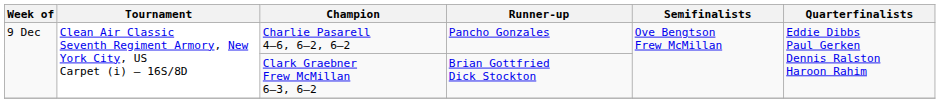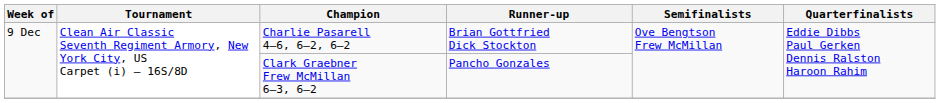(499, 32) Pancho Gonzales -> (499, 38) Brian Gottfried Dick Stockton
(499, 69) Brian Gottfried Dick Stockton -> (499, 63) Pancho Gonzales
